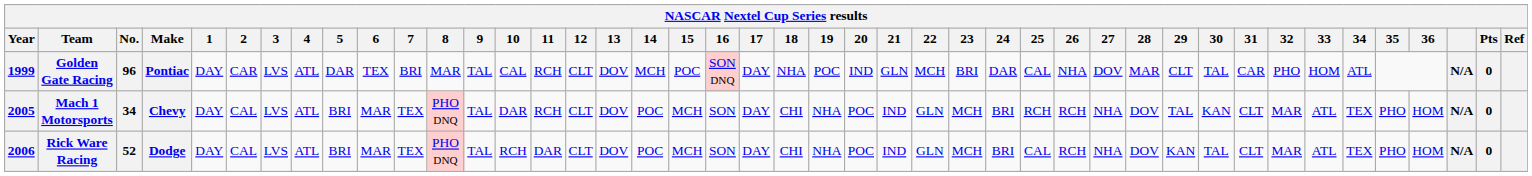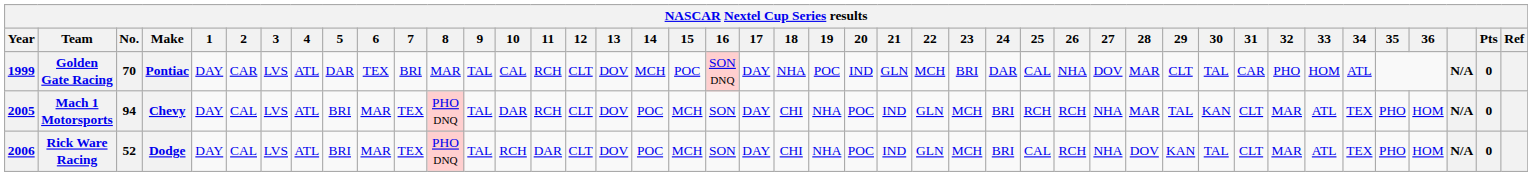(129, 71) 96 -> (129, 71) 70
(129, 111) 34 -> (129, 111) 94
(1144, 111) DOV -> (1144, 111) MAR
